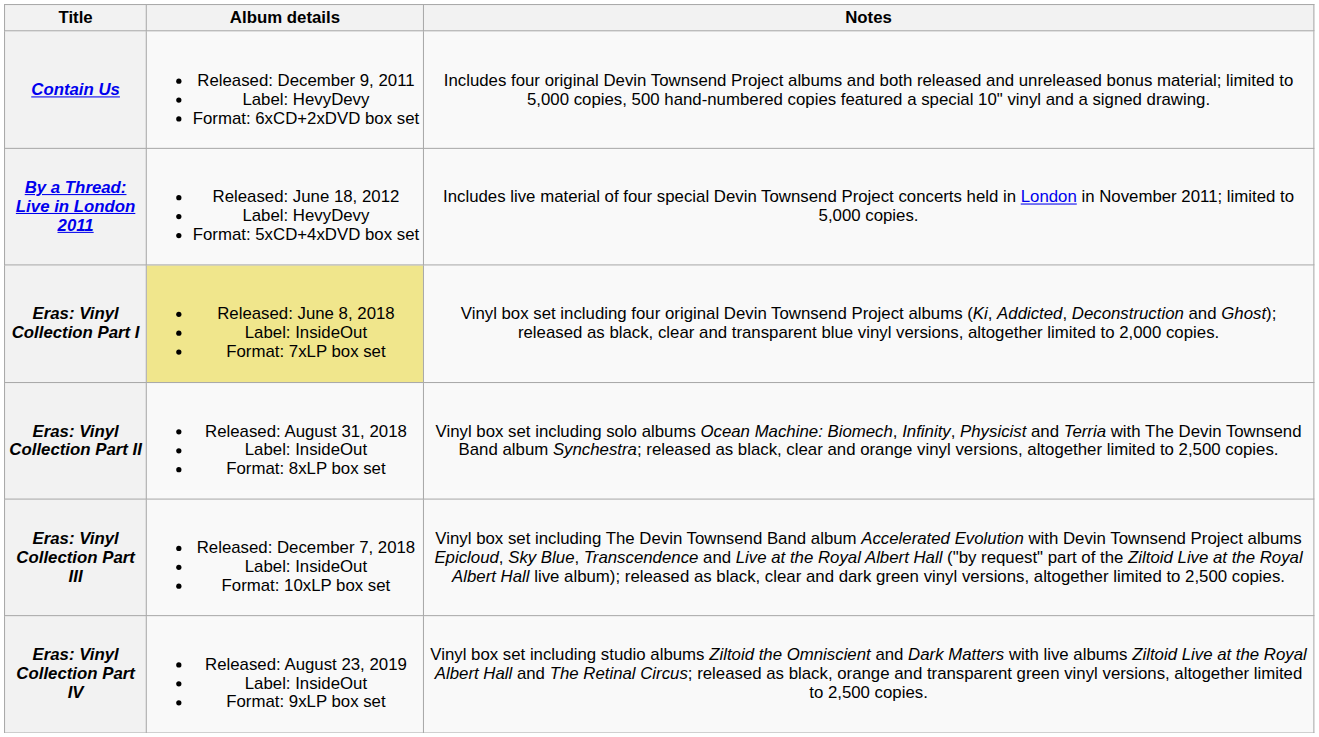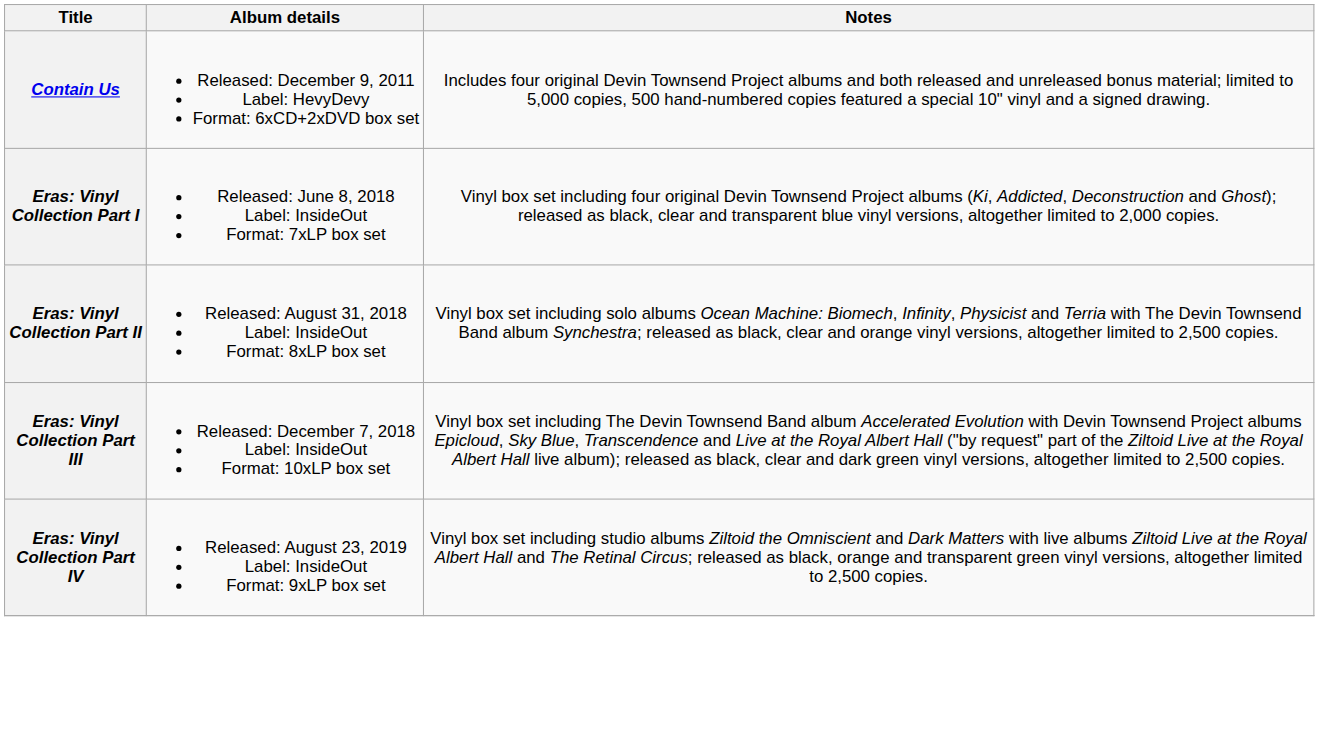- row: (76, 206)
(285, 333) khaki background -> (285, 216) no background
